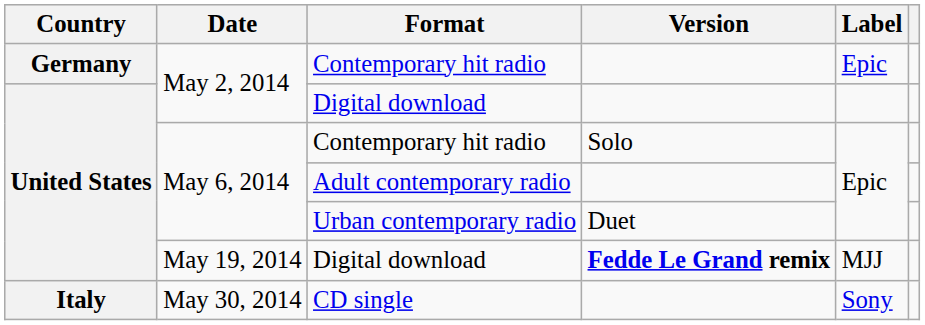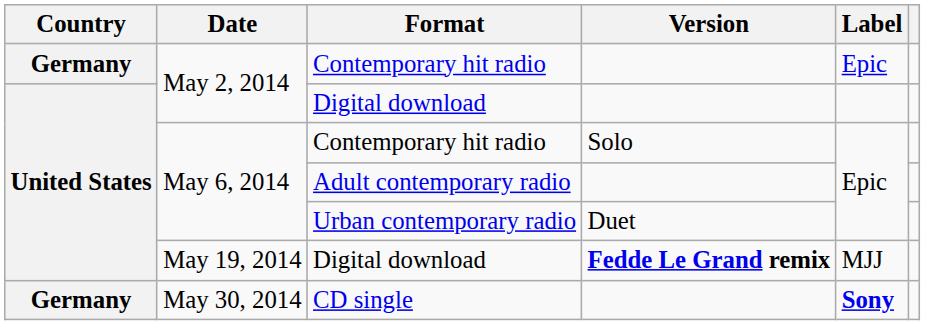(81, 299) Italy -> (81, 299) Germany
(867, 299) normal -> (868, 299) bold
